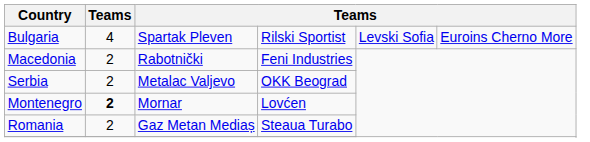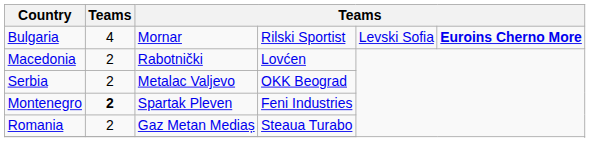(185, 37) Spartak Pleven -> (160, 37) Mornar
(506, 37) normal -> (511, 37) bold
(307, 59) Feni Industries -> (284, 59) Lovćen
(160, 103) Mornar -> (185, 103) Spartak Pleven
(284, 103) Lovćen -> (307, 103) Feni Industries
